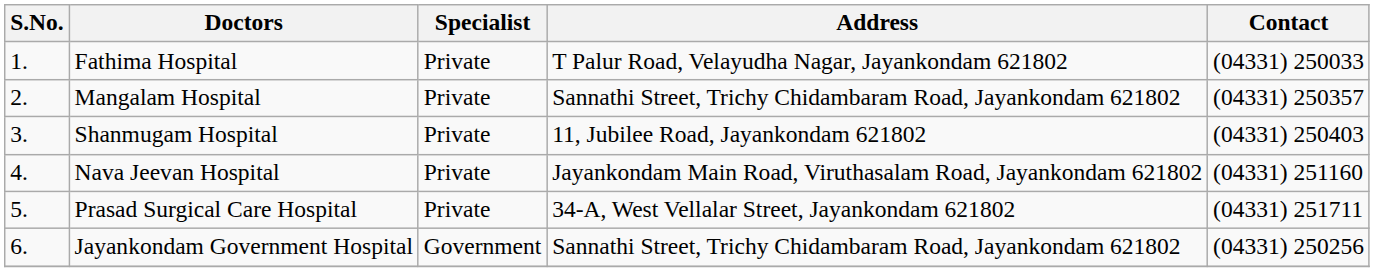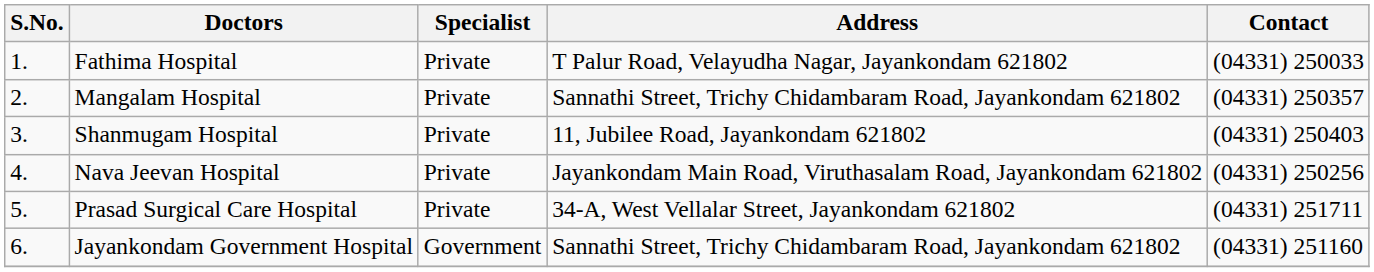(1288, 172) (04331) 251160 -> (1289, 172) (04331) 250256
(1289, 246) (04331) 250256 -> (1288, 246) (04331) 251160
